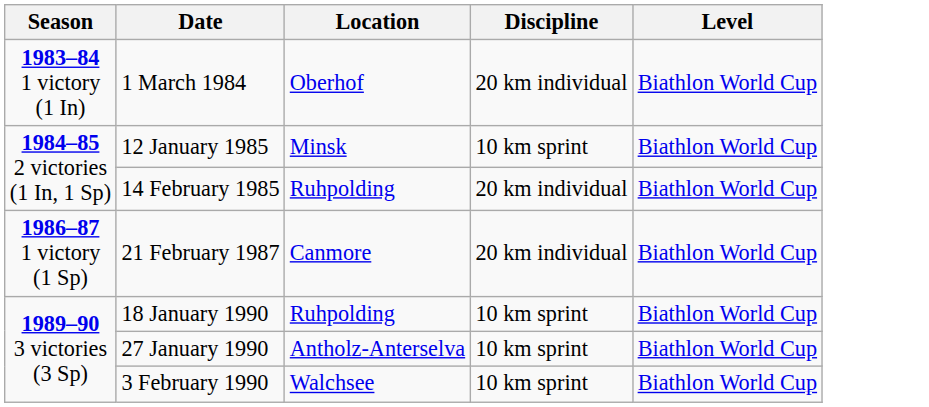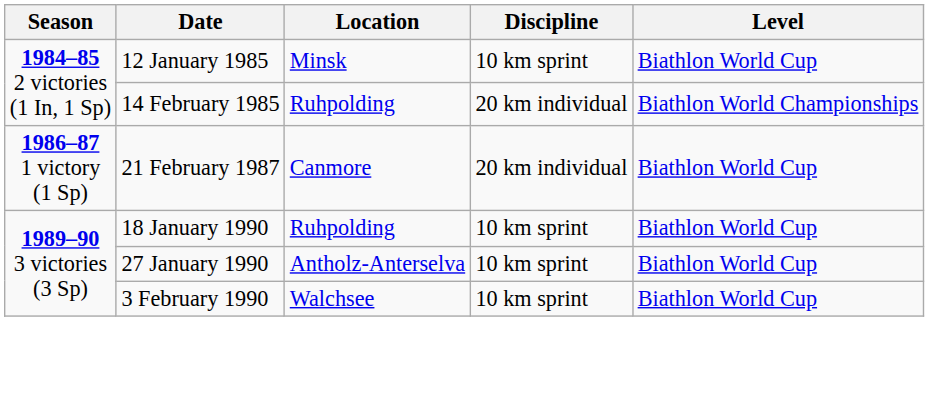- row: (184, 82)
(727, 189) Biathlon World Cup -> (778, 103) Biathlon World Championships
